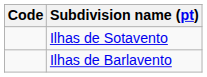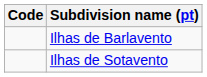rows swapped: (111, 60) <-> (109, 38)
